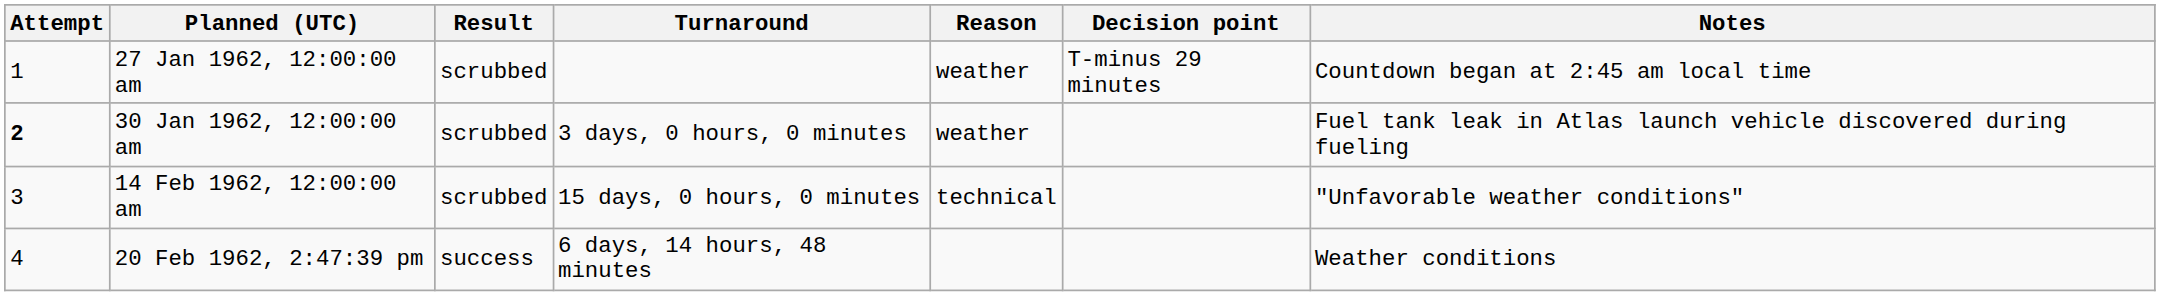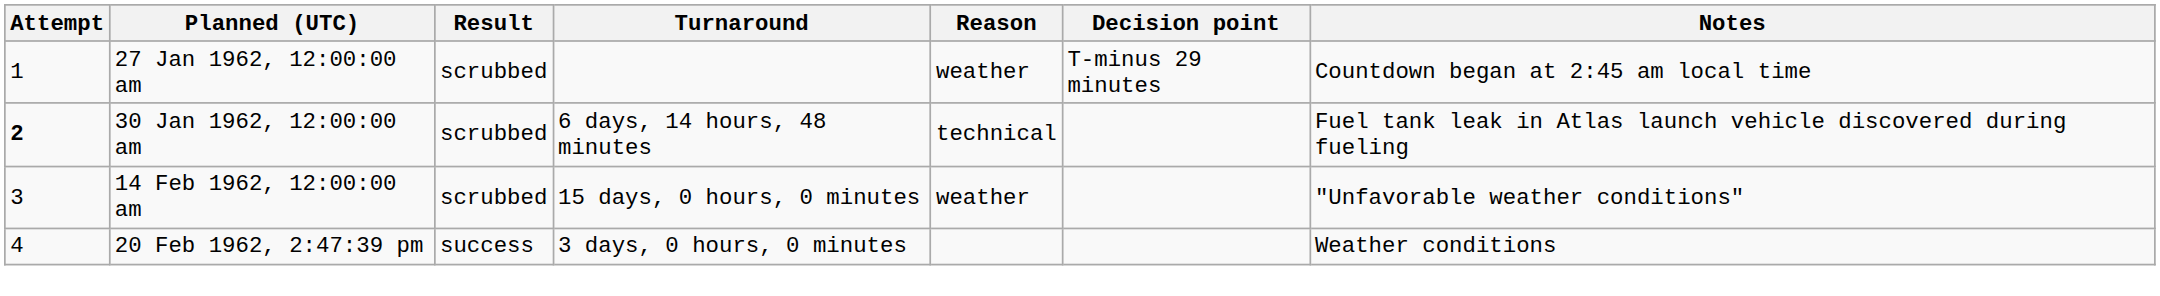(732, 135) 3 days, 0 hours, 0 minutes -> (692, 135) 6 days, 14 hours, 48 minutes
(983, 135) weather -> (996, 135) technical
(996, 197) technical -> (983, 197) weather
(692, 259) 6 days, 14 hours, 48 minutes -> (732, 246) 3 days, 0 hours, 0 minutes
